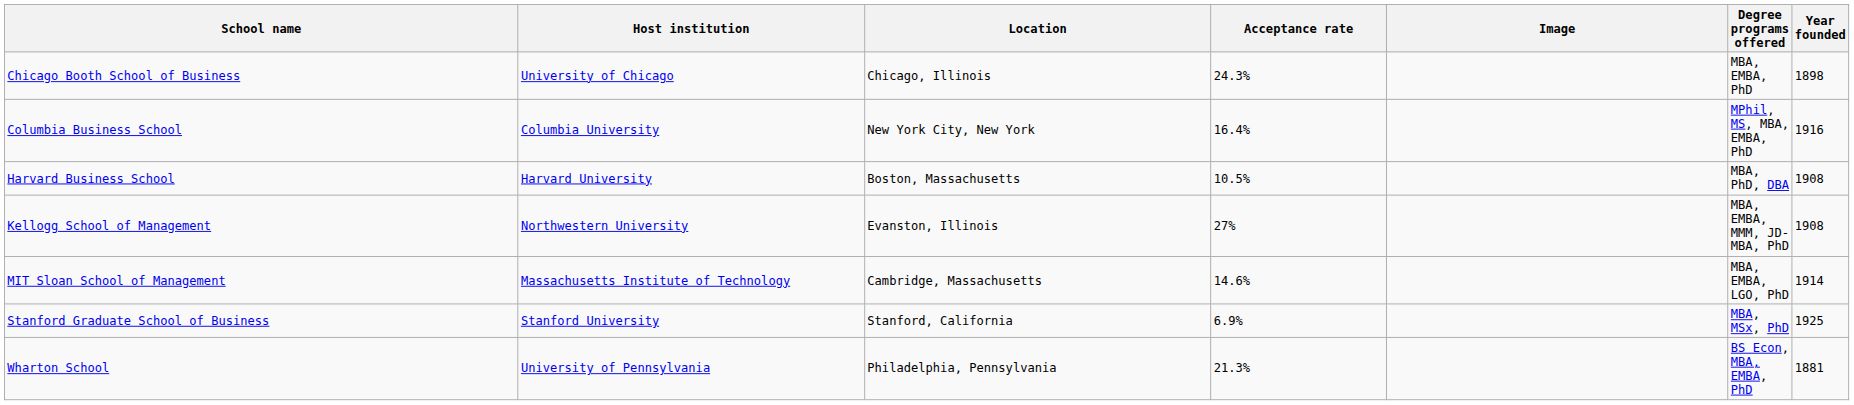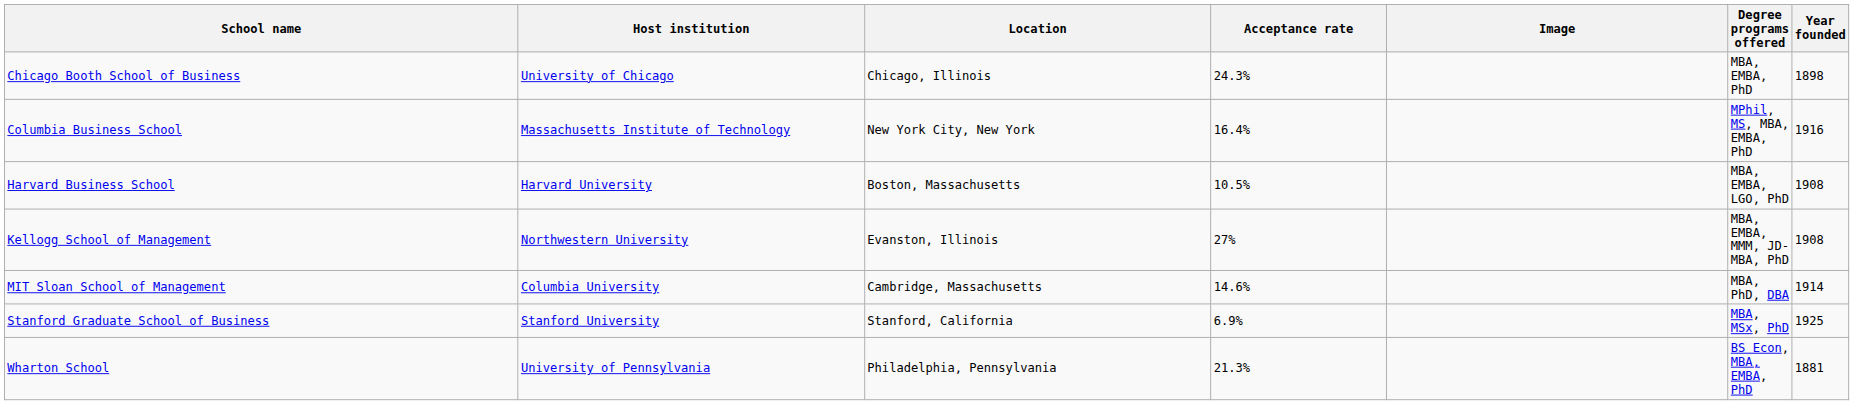(590, 130) Columbia University -> (656, 130) Massachusetts Institute of Technology
(1760, 178) MBA, PhD, DBA -> (1760, 185) MBA, EMBA, LGO, PhD
(656, 280) Massachusetts Institute of Technology -> (590, 287) Columbia University
(1760, 280) MBA, EMBA, LGO, PhD -> (1760, 287) MBA, PhD, DBA
